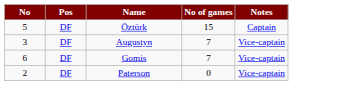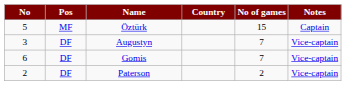+ column: (208, 12)
(66, 27) DF -> (66, 27) MF
(208, 73) 0 -> (262, 73) 2
